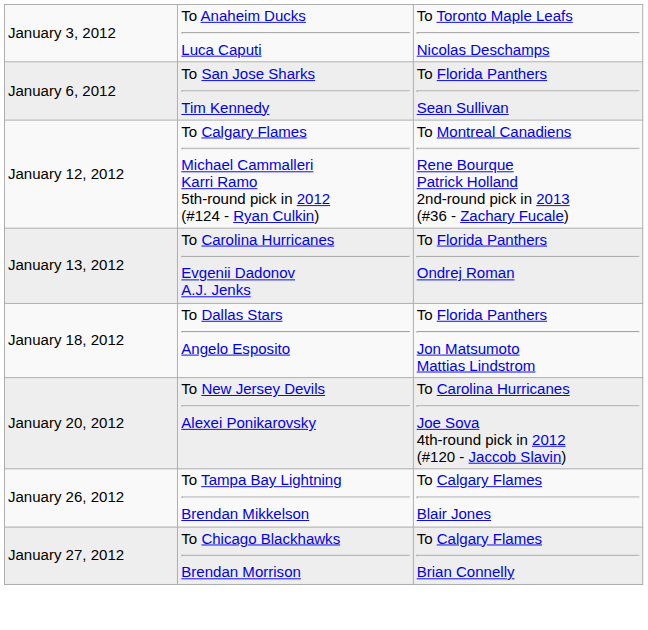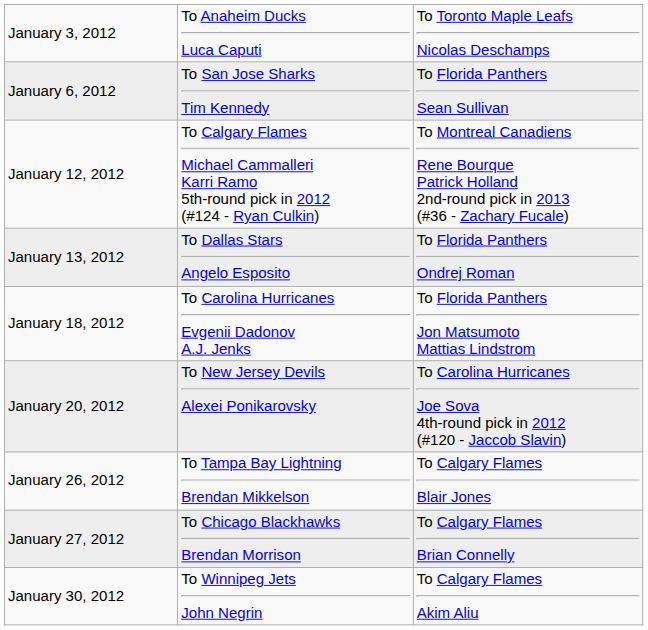(296, 265) To Carolina Hurricanes Evgenii Dadonov A.J. Jenks -> (296, 257) To Dallas Stars Angelo Esposito
(296, 331) To Dallas Stars Angelo Esposito -> (296, 323) To Carolina Hurricanes Evgenii Dadonov A.J. Jenks
+ row: (66, 596)
